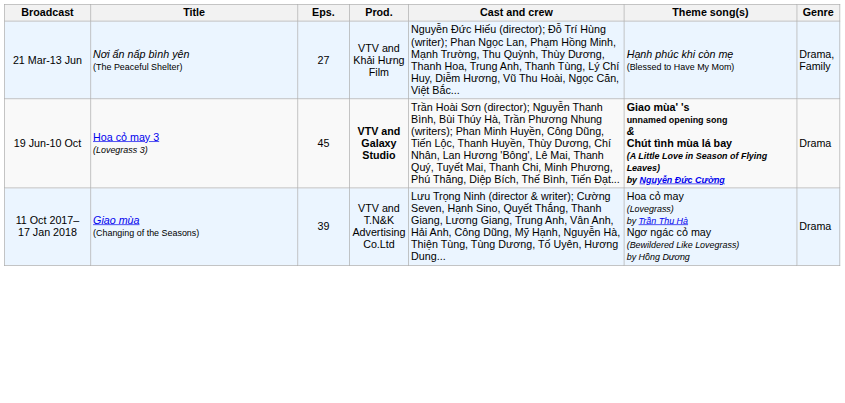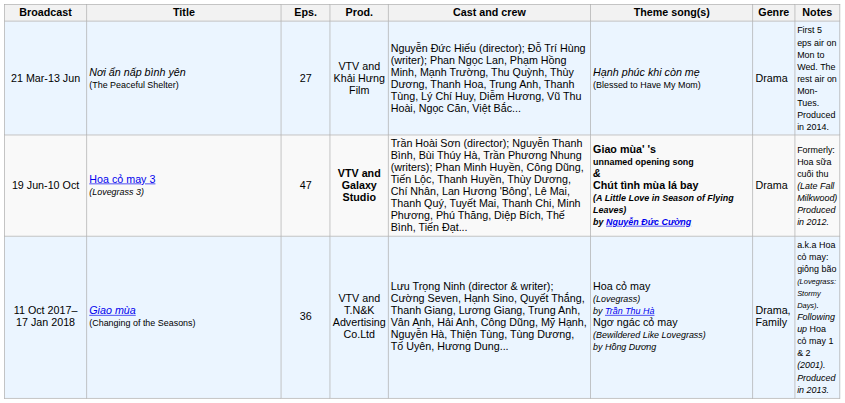+ column: (817, 13)
(817, 60) Drama, Family -> (772, 78) Drama
(323, 143) 45 -> (306, 185) 47
(323, 226) 39 -> (306, 317) 36
(815, 226) Drama -> (773, 317) Drama, Family
